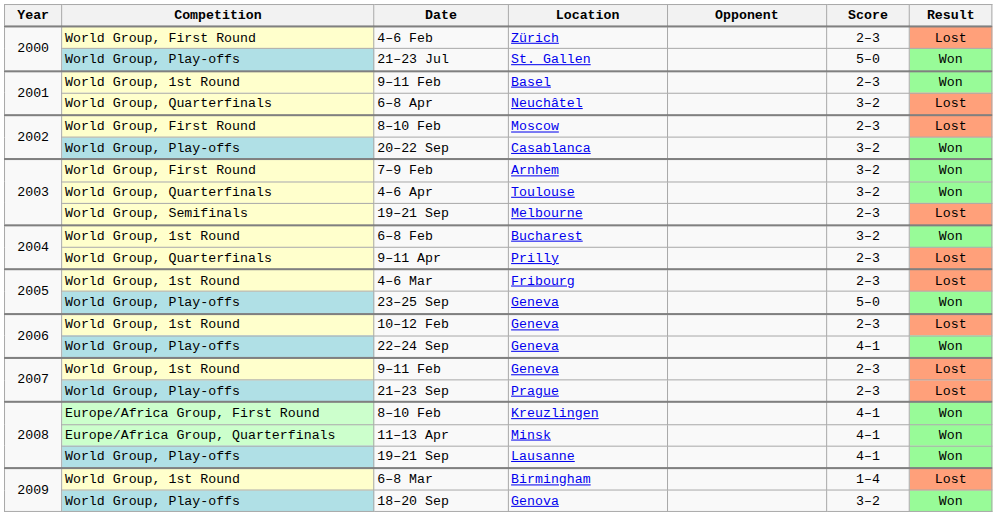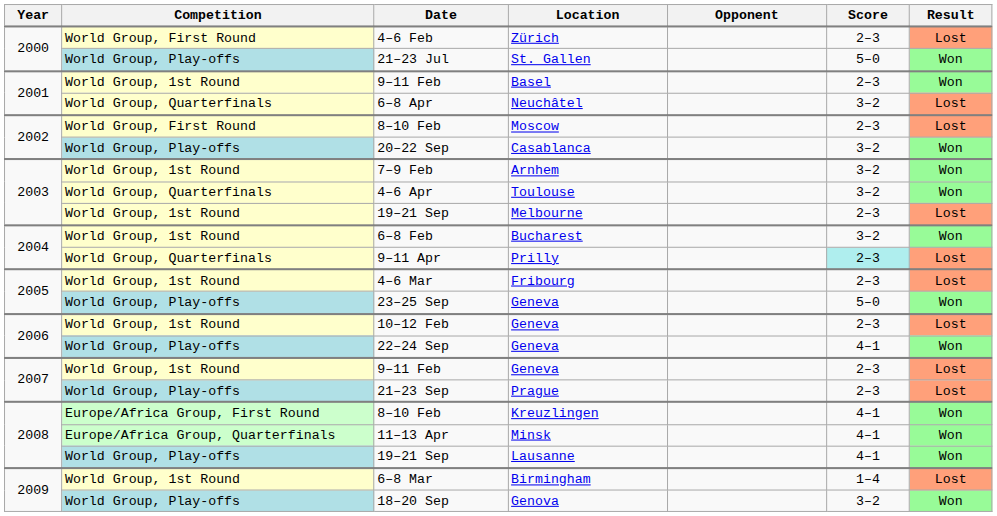(160, 171) World Group, First Round -> (153, 171) World Group, 1st Round
(156, 214) World Group, Semifinals -> (153, 214) World Group, 1st Round
(868, 258) no background -> (868, 258) paleturquoise background
